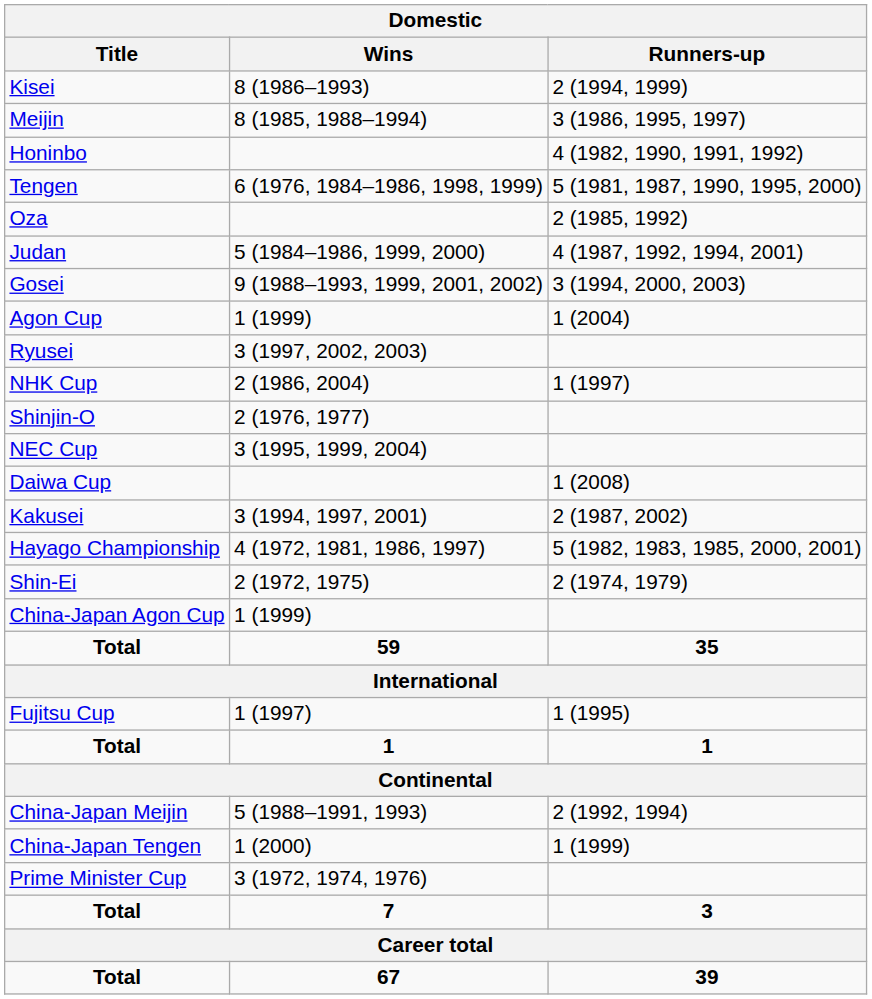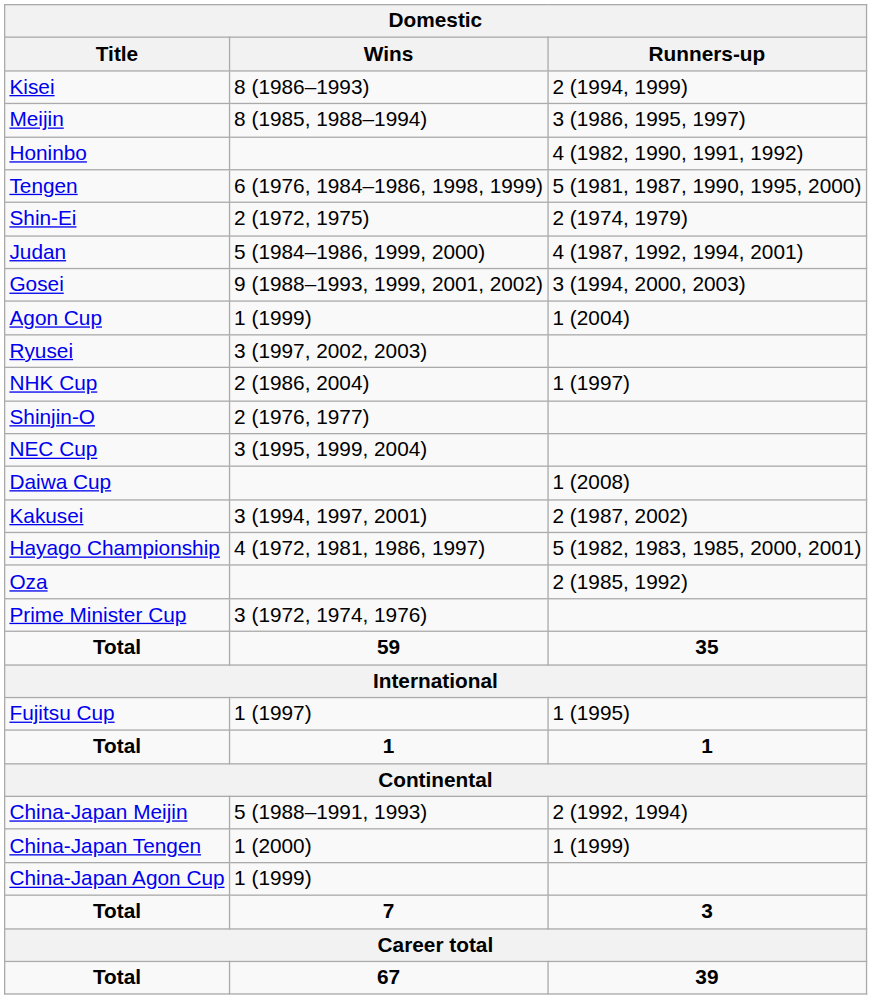rows swapped: (29, 218) <-> (43, 581)
rows swapped: (98, 878) <-> (117, 614)
